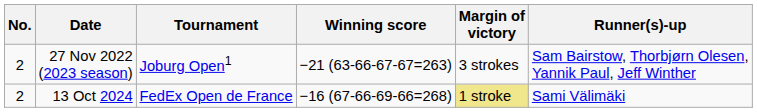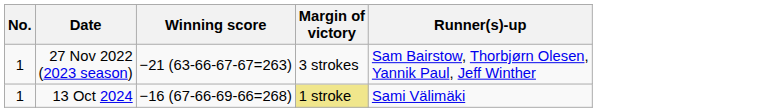- column: (216, 25)
(20, 64) 2 -> (20, 64) 1
(20, 96) 2 -> (20, 96) 1
